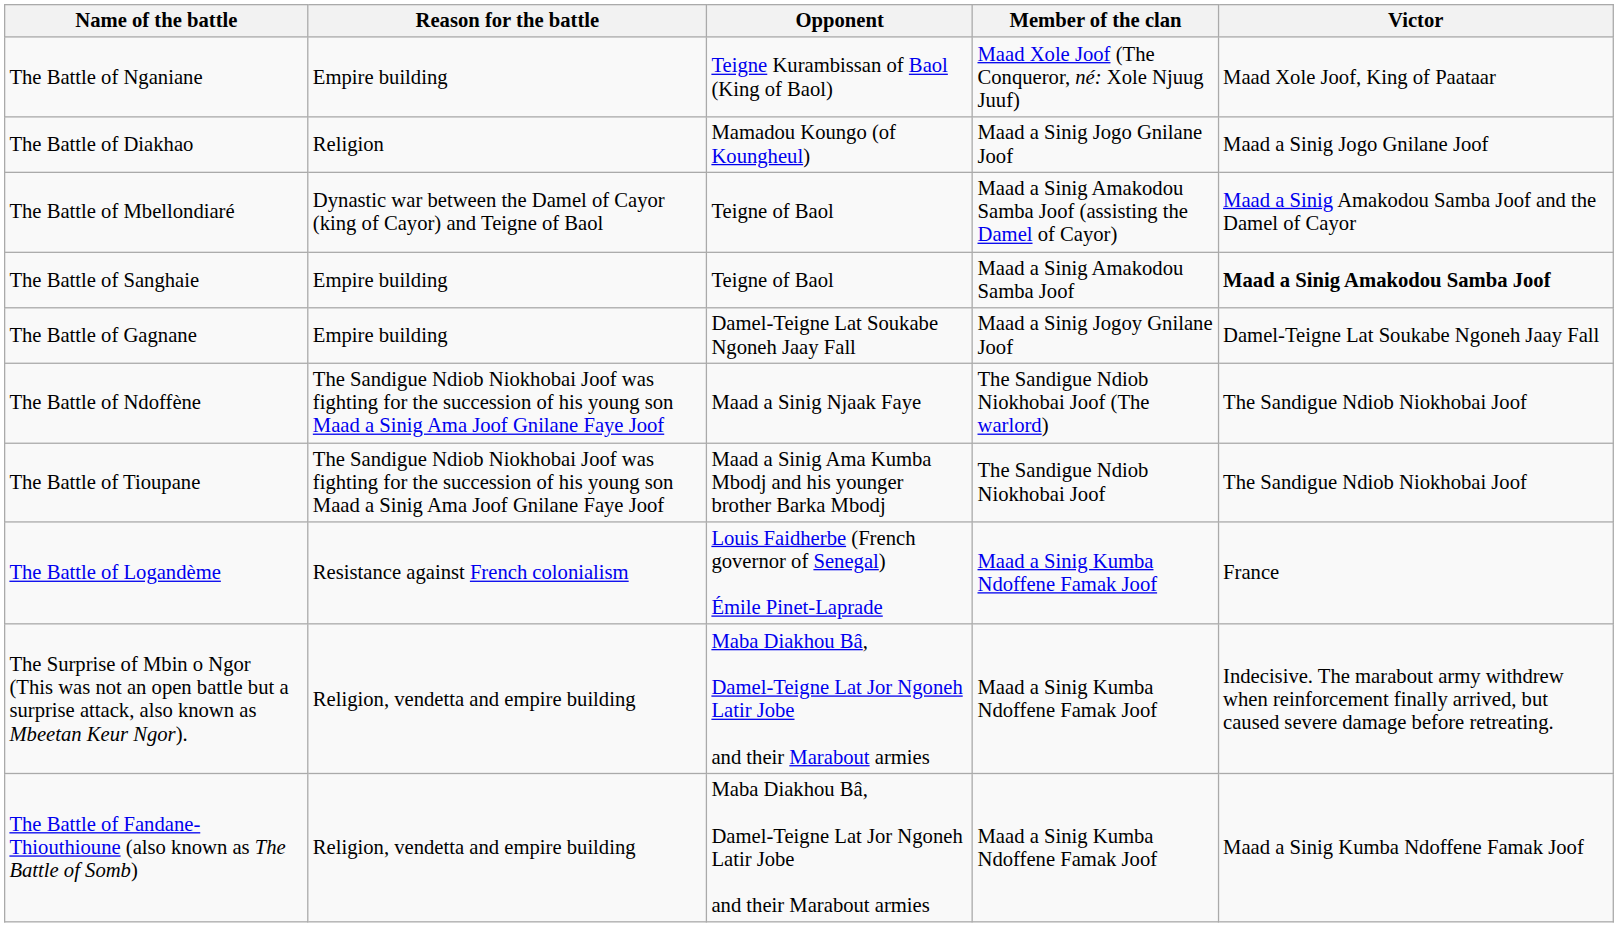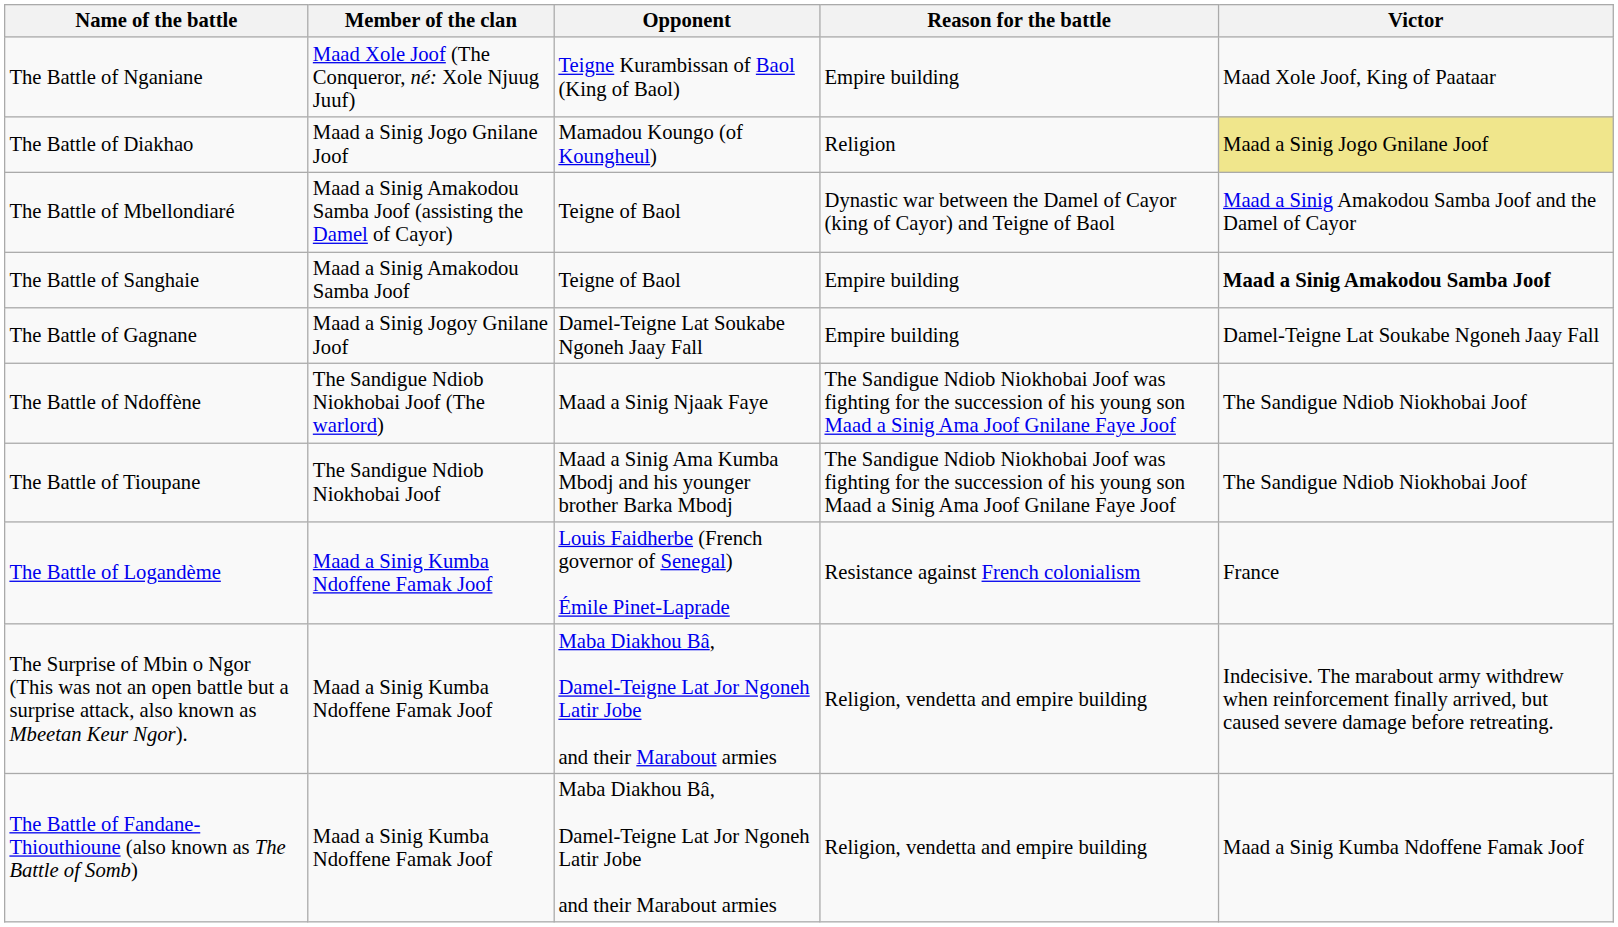columns swapped: (1096, 20) <-> (507, 20)
(1356, 144) no background -> (1356, 144) khaki background
